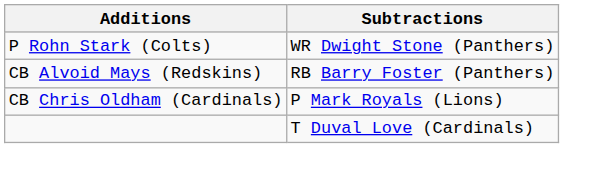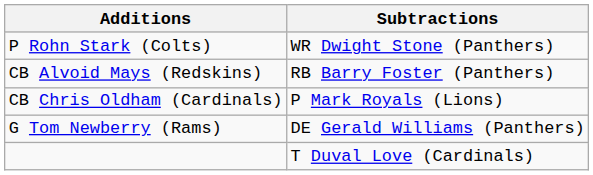+ row: (115, 129)
